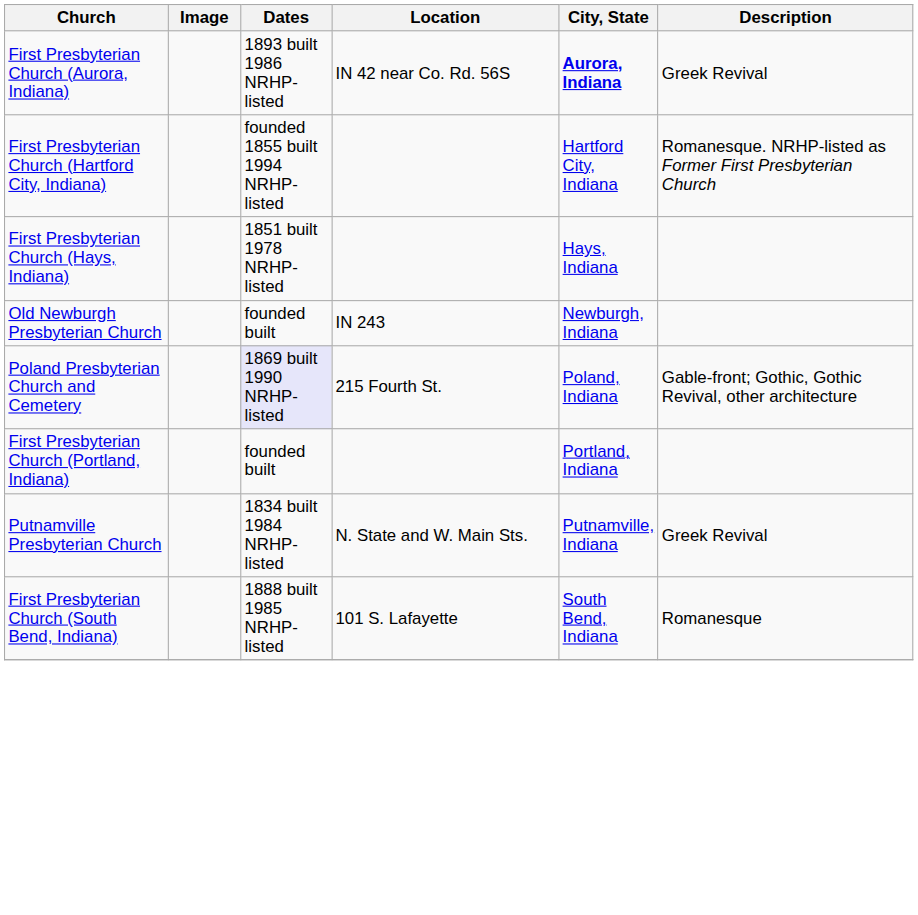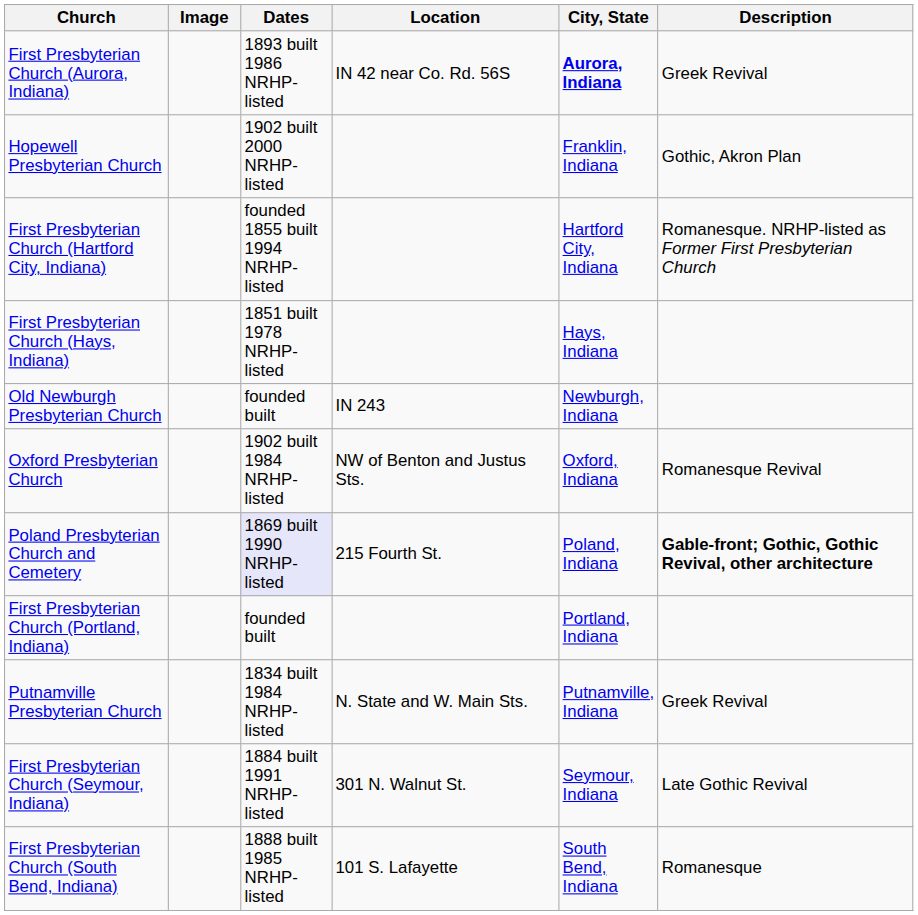+ row: (85, 156)
+ row: (83, 470)
(762, 387) normal -> (770, 553) bold
+ row: (76, 785)
